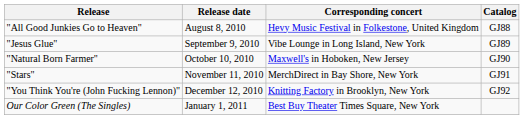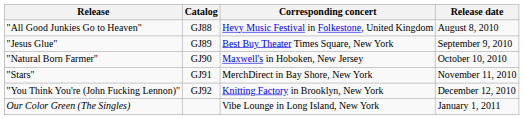columns swapped: (224, 12) <-> (500, 12)
(346, 43) Vibe Lounge in Long Island, New York -> (308, 43) Best Buy Theater Times Square, New York
(354, 106) Best Buy Theater Times Square, New York -> (301, 106) Vibe Lounge in Long Island, New York
